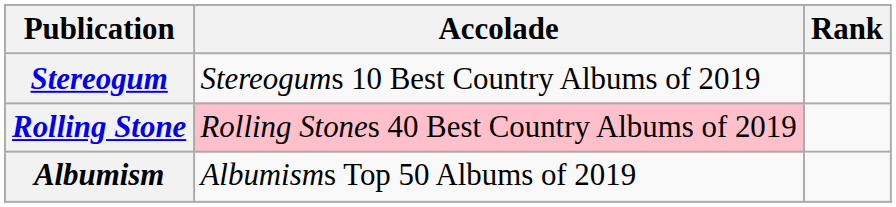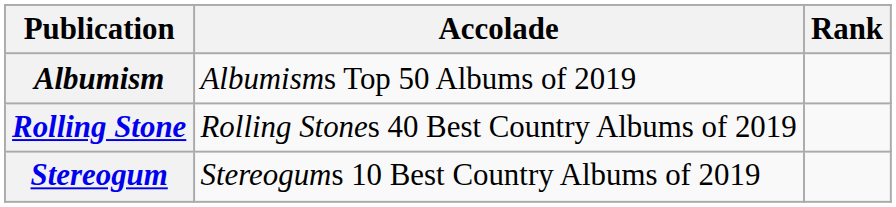rows swapped: (99, 175) <-> (99, 77)
(499, 126) pink background -> (499, 126) no background
